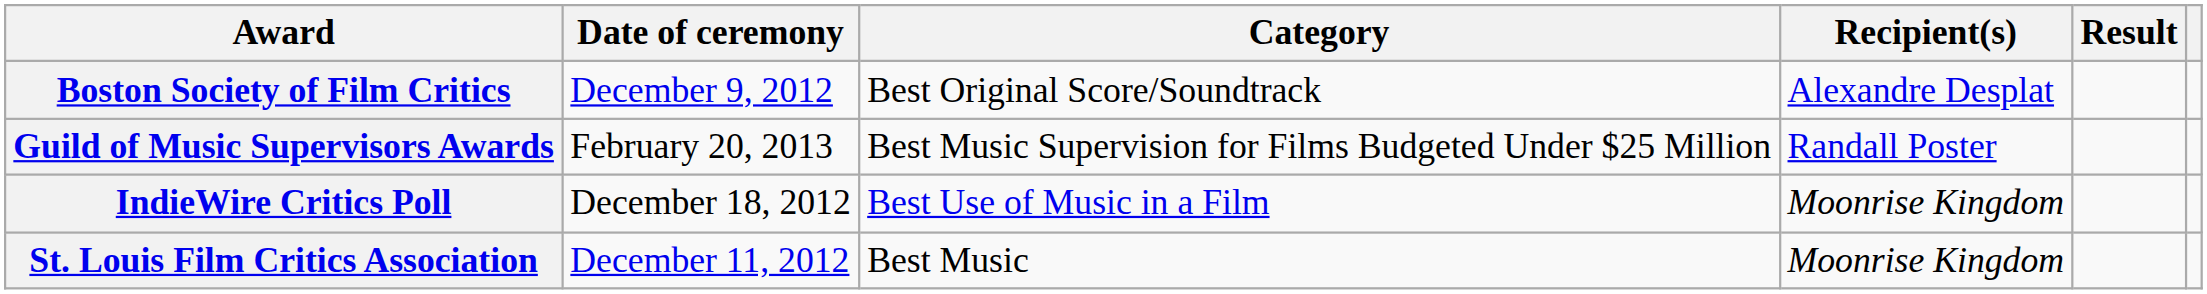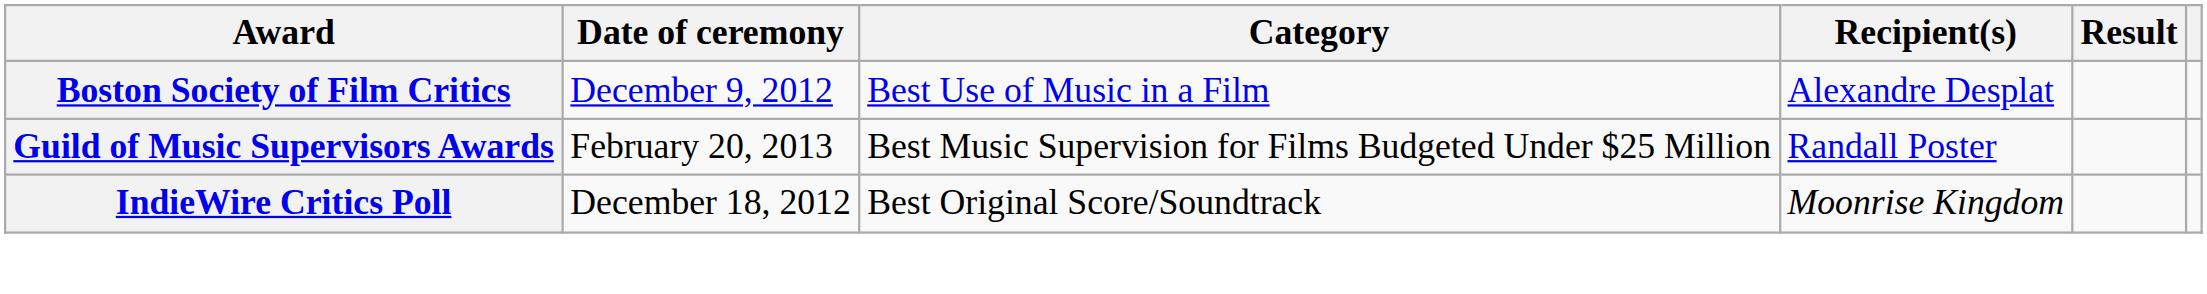(1094, 89) Best Original Score/Soundtrack -> (1068, 89) Best Use of Music in a Film
(1068, 202) Best Use of Music in a Film -> (1094, 202) Best Original Score/Soundtrack
- row: (284, 259)
